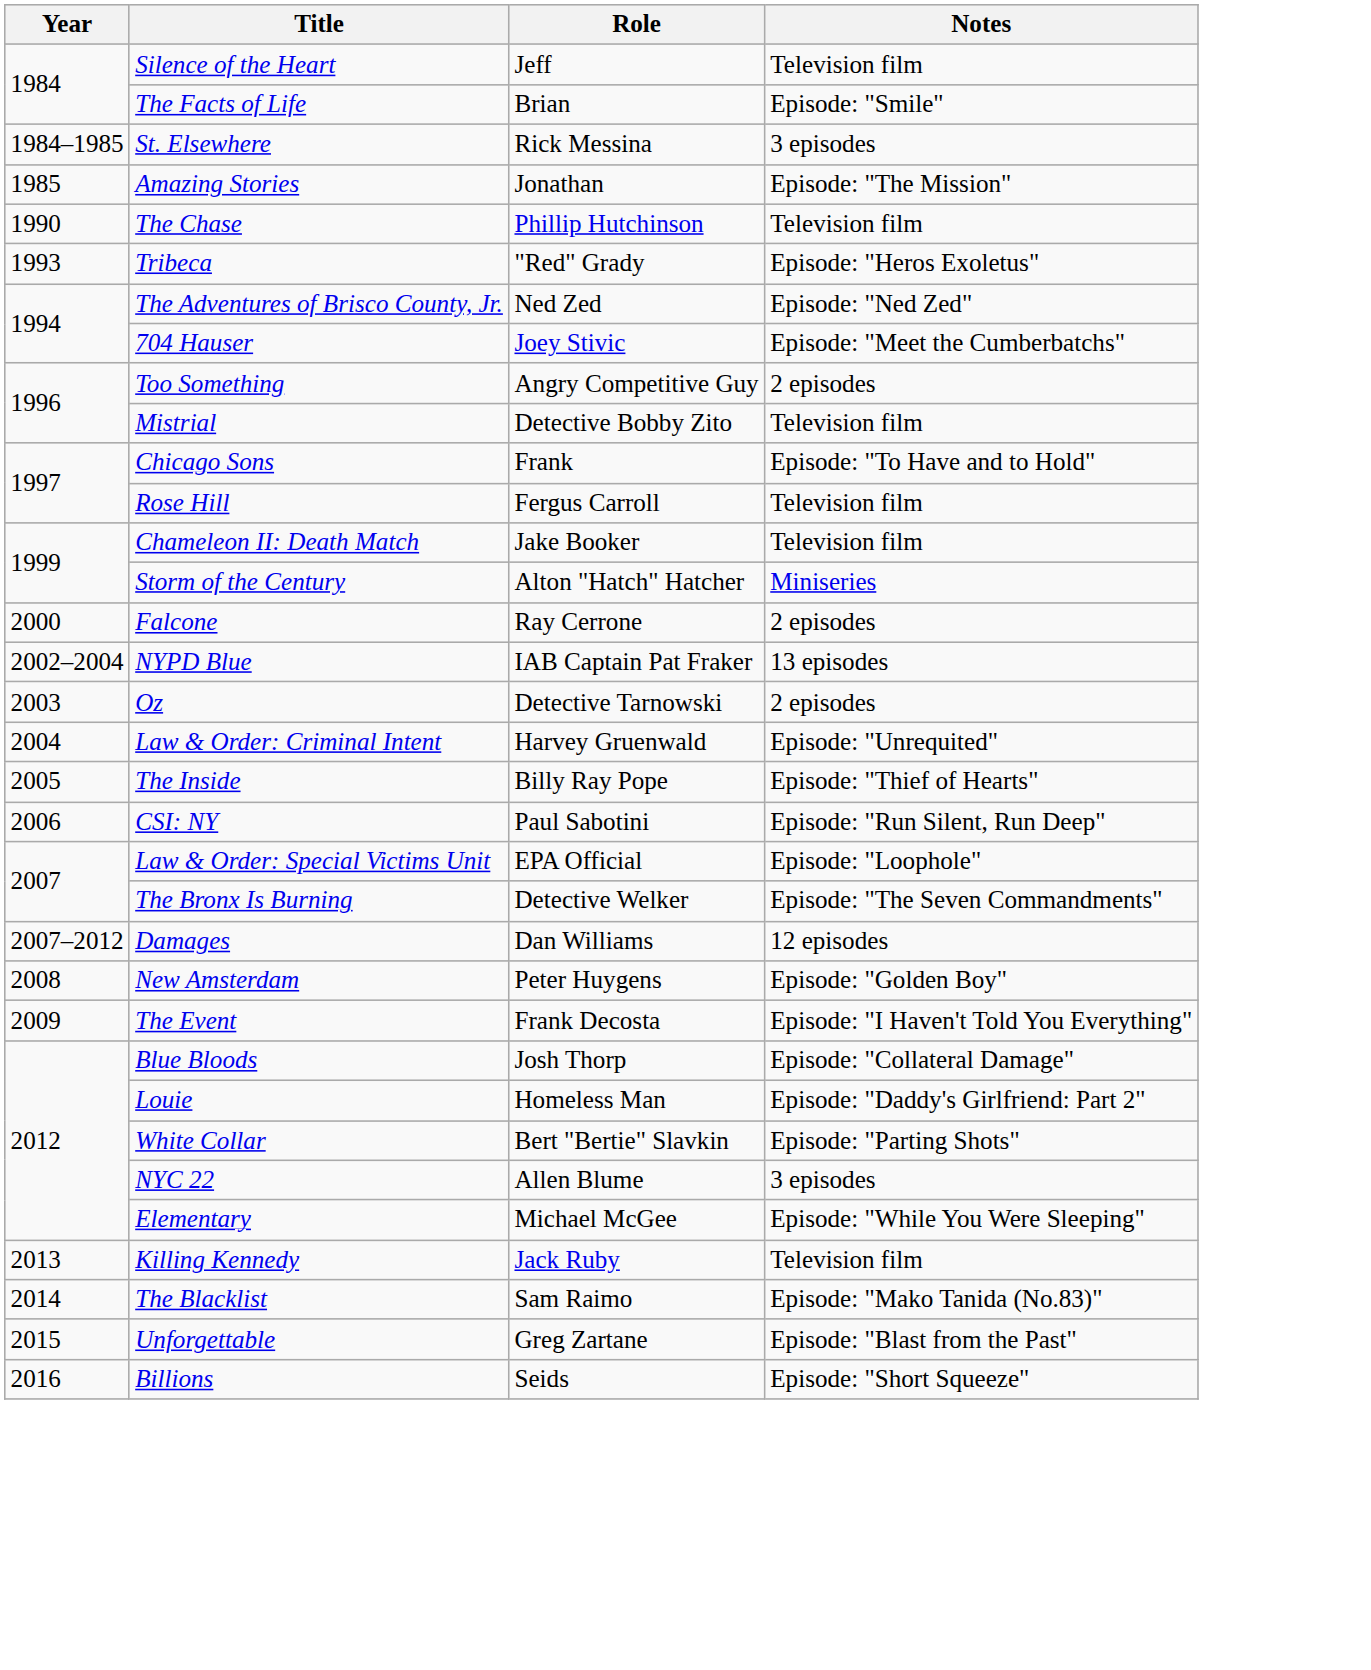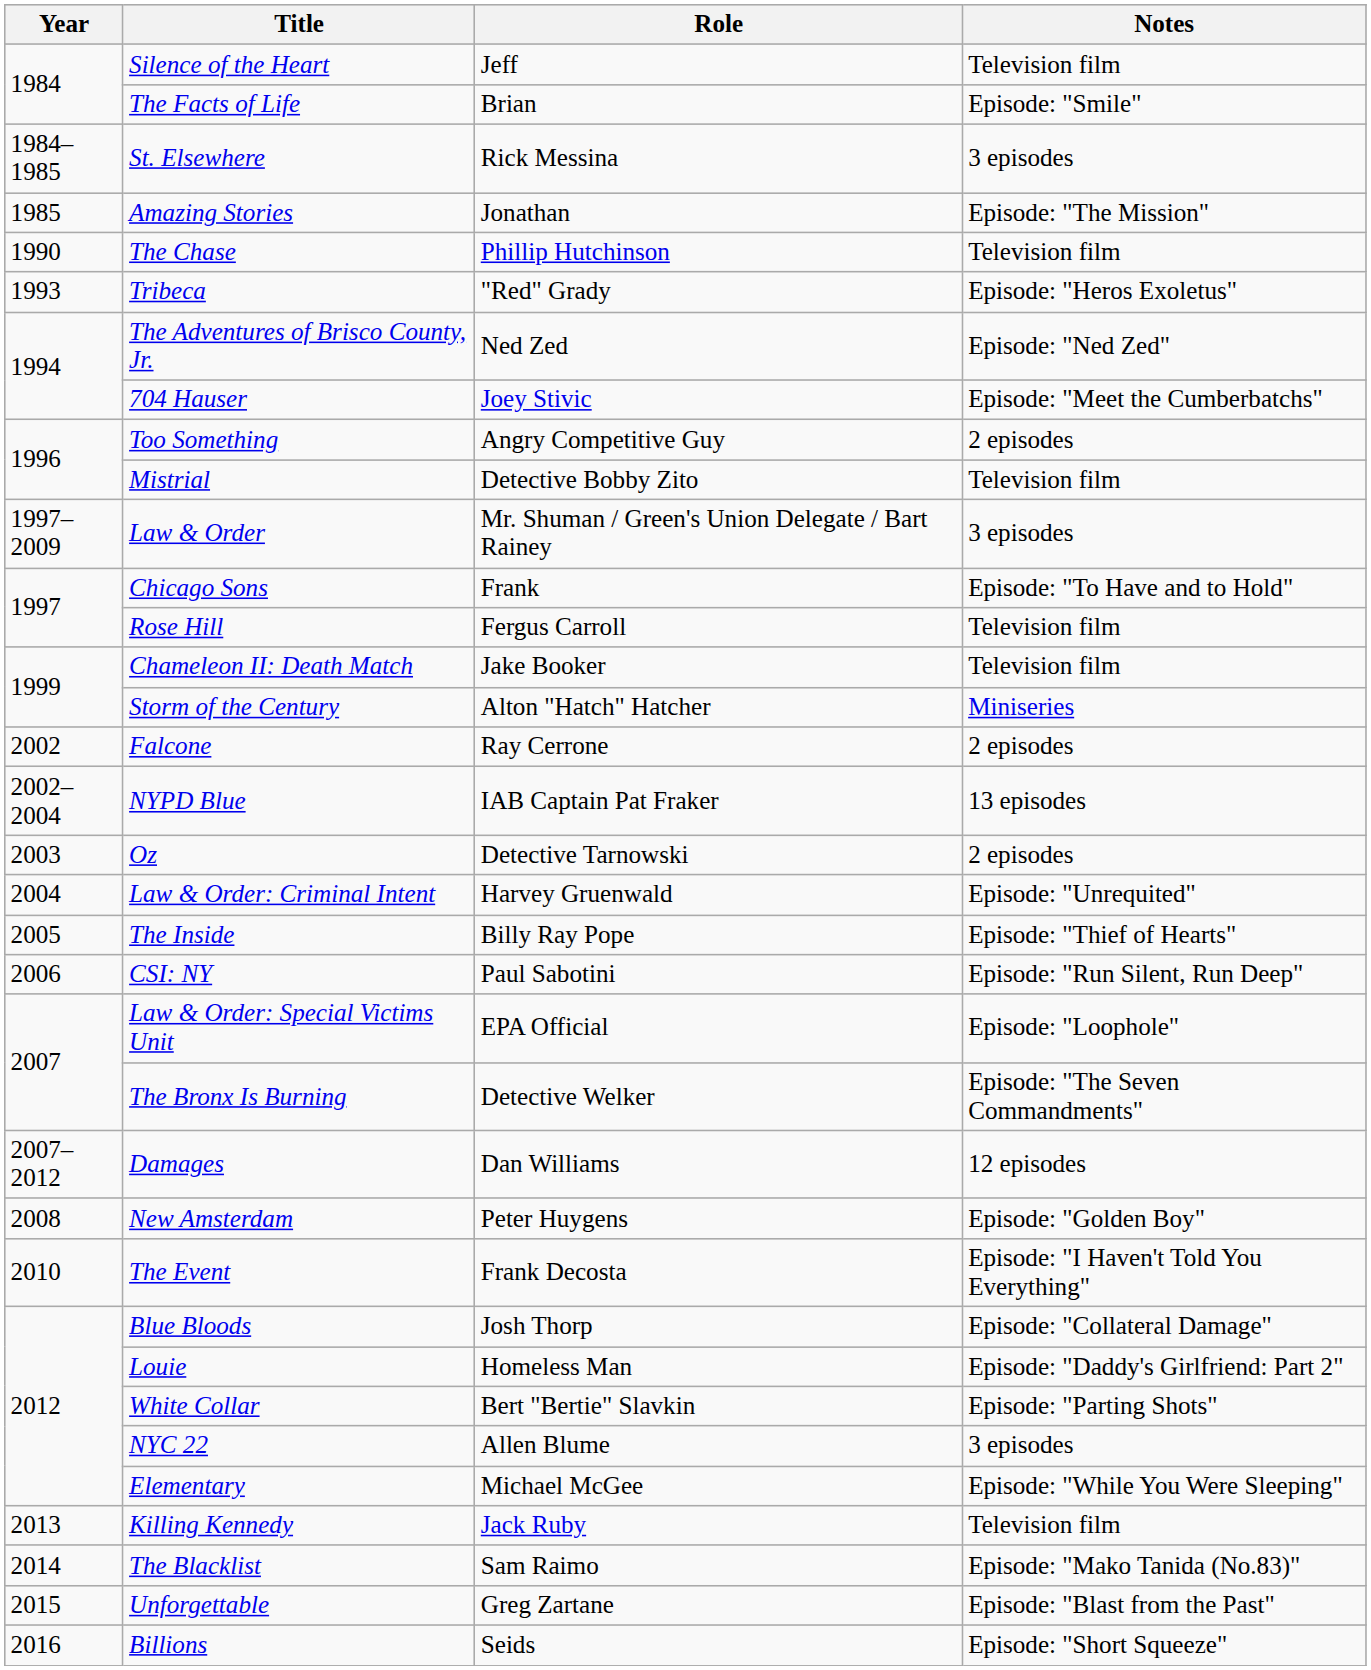+ row: (197, 533)
(36, 622) 2000 -> (36, 746) 2002
(36, 1020) 2009 -> (36, 1272) 2010
